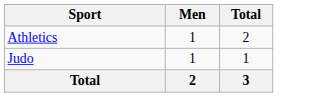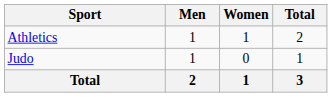+ column: (246, 15)
